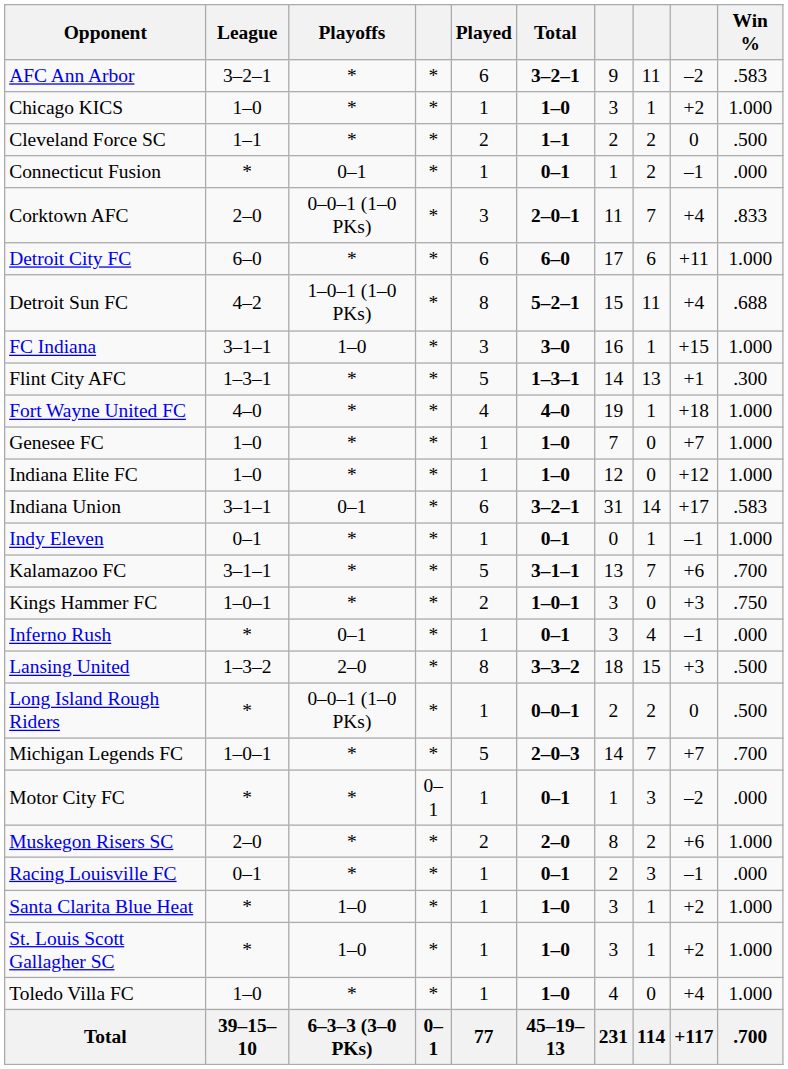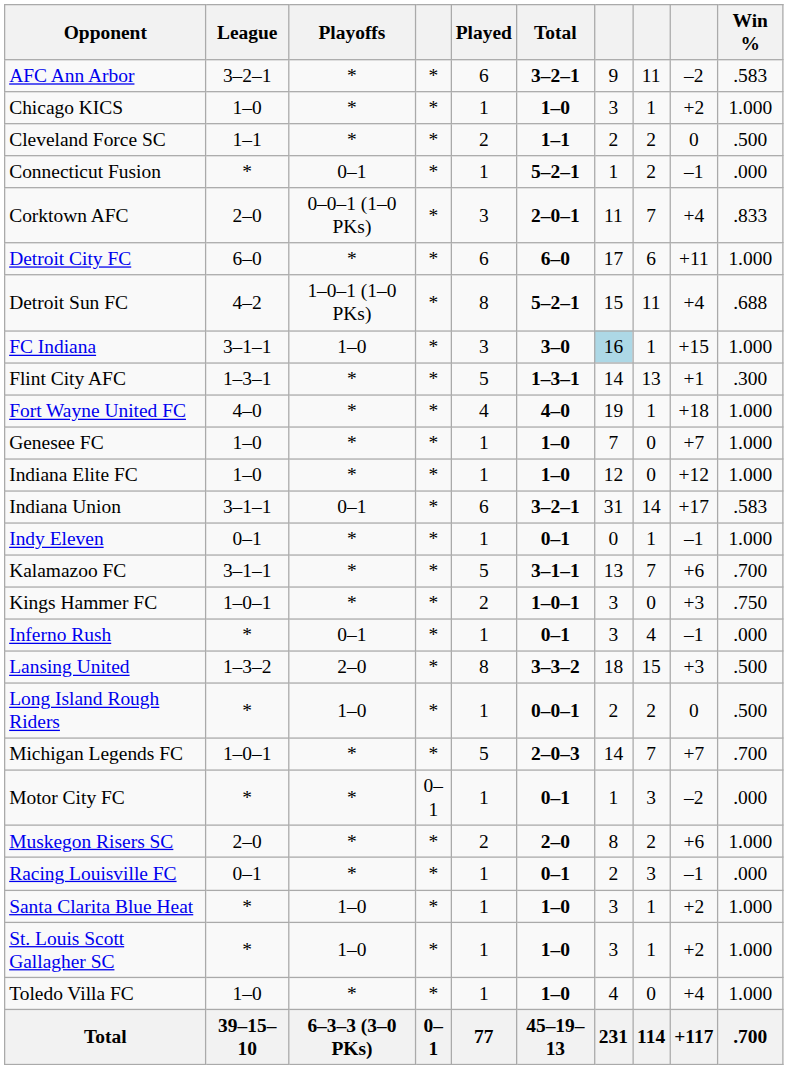(555, 172) 0–1 -> (555, 172) 5–2–1
(613, 346) no background -> (613, 346) lightblue background
(352, 710) 0–0–1 (1–0 PKs) -> (352, 710) 1–0
